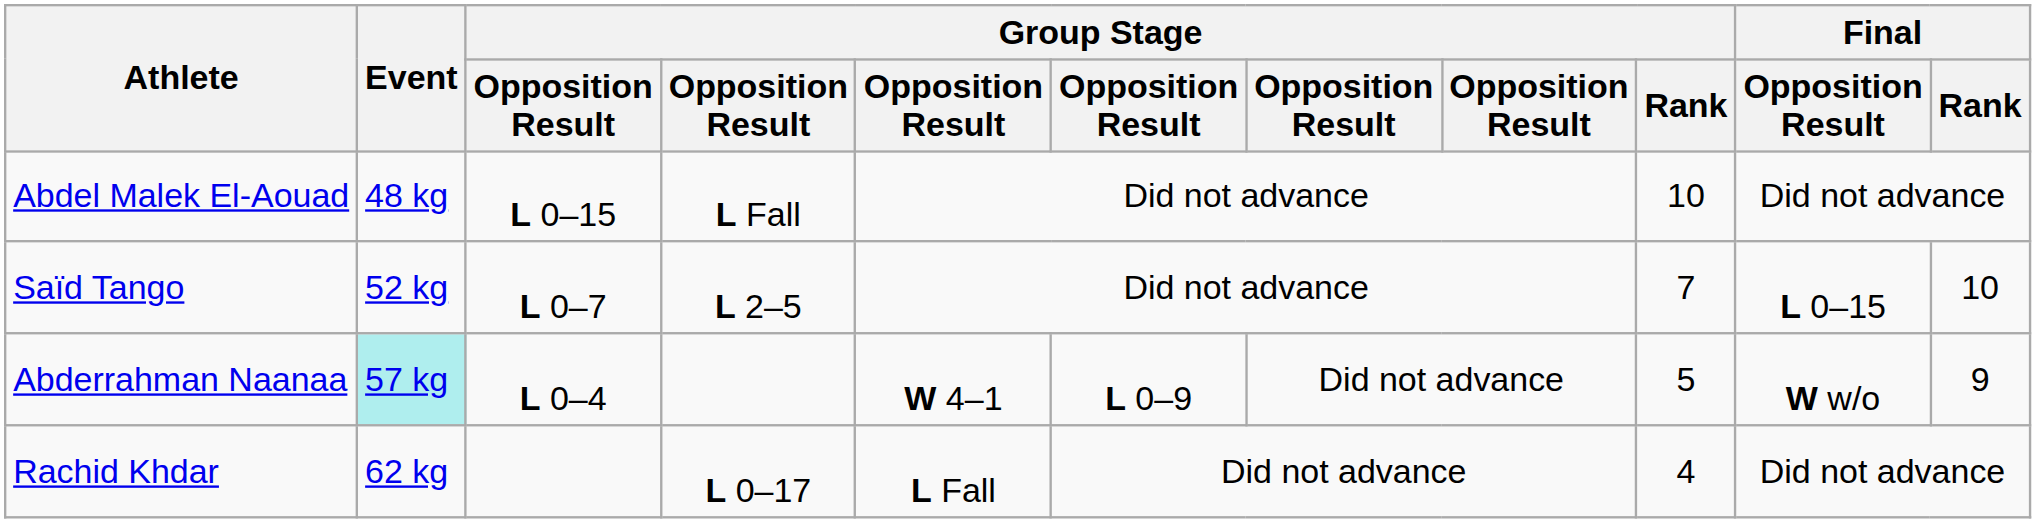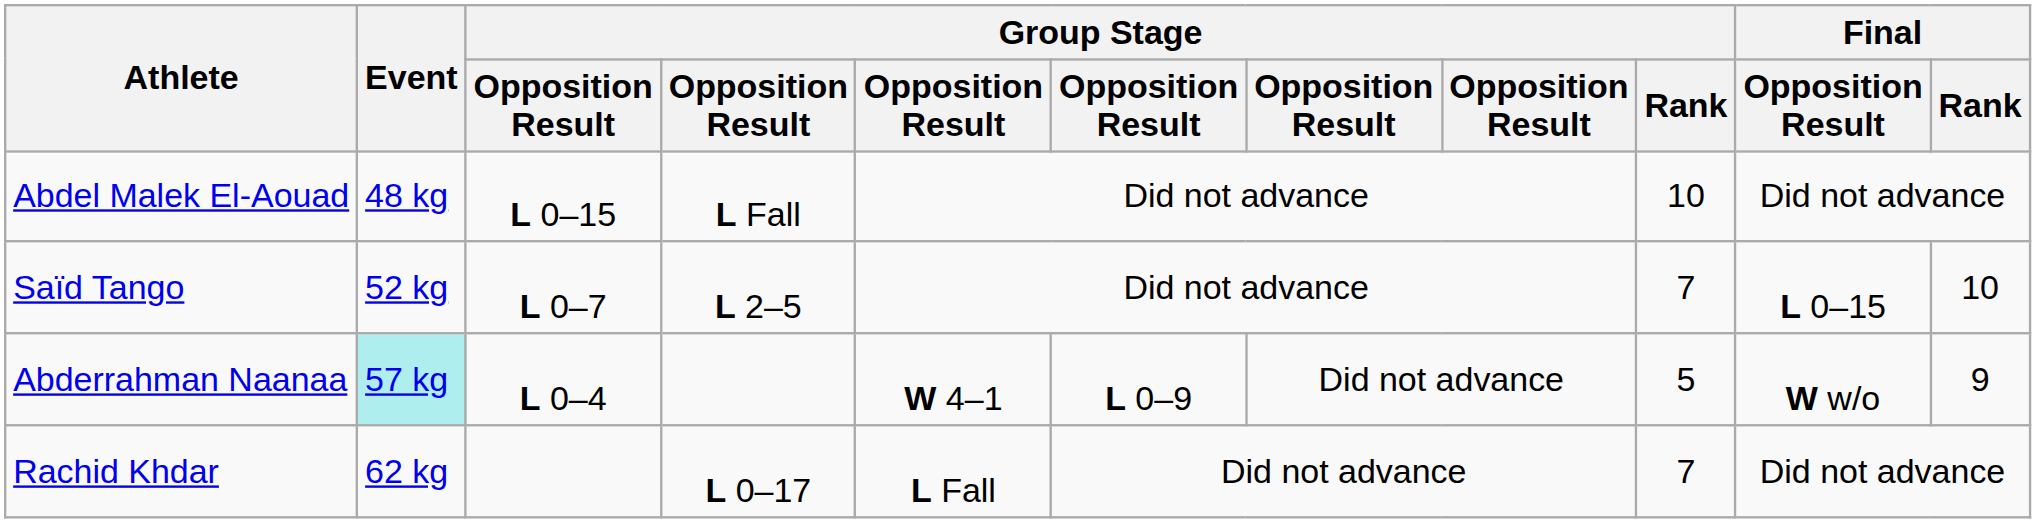(1686, 471) 4 -> (1686, 471) 7
